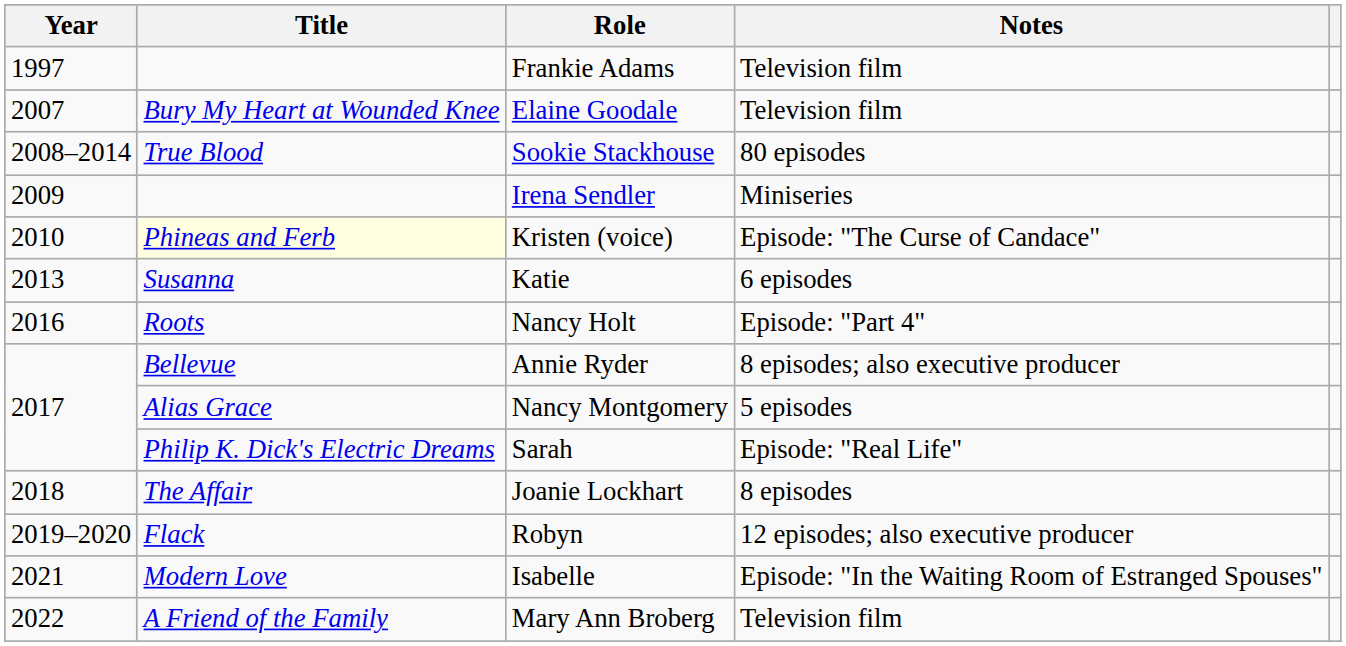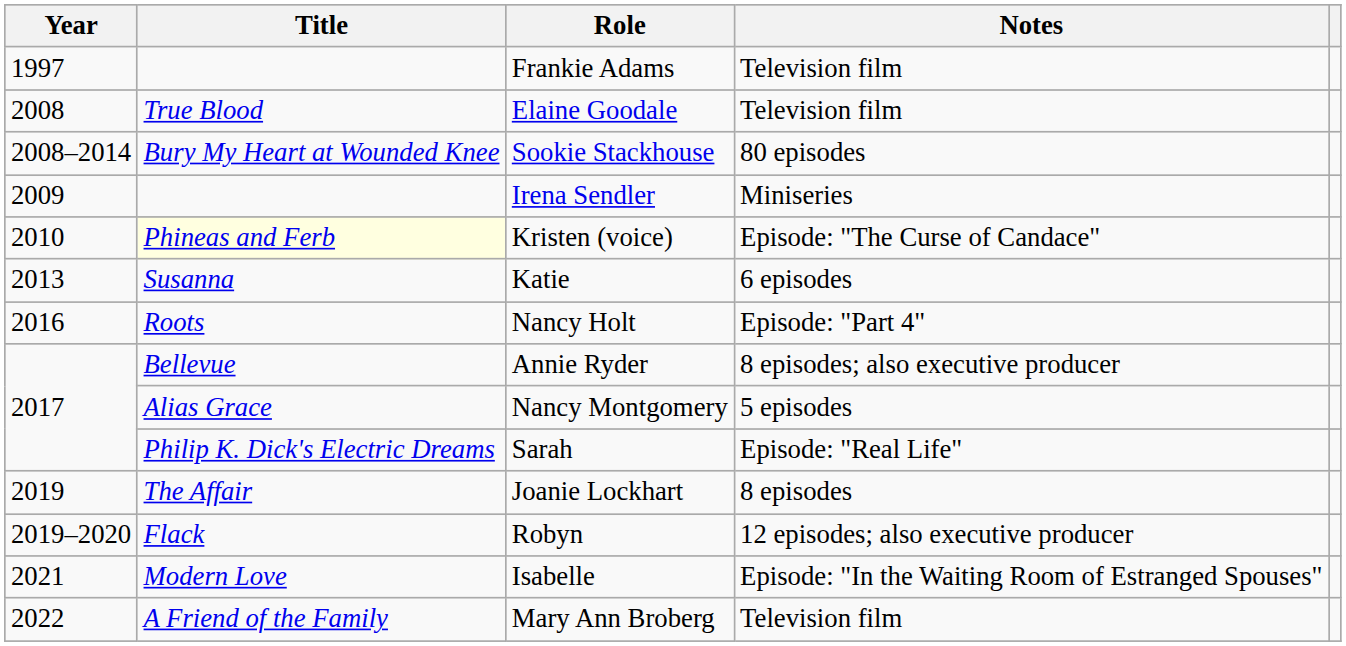(38, 110) 2007 -> (38, 110) 2008
(322, 110) Bury My Heart at Wounded Knee -> (203, 110) True Blood
(203, 152) True Blood -> (322, 152) Bury My Heart at Wounded Knee
(38, 491) 2018 -> (38, 491) 2019
